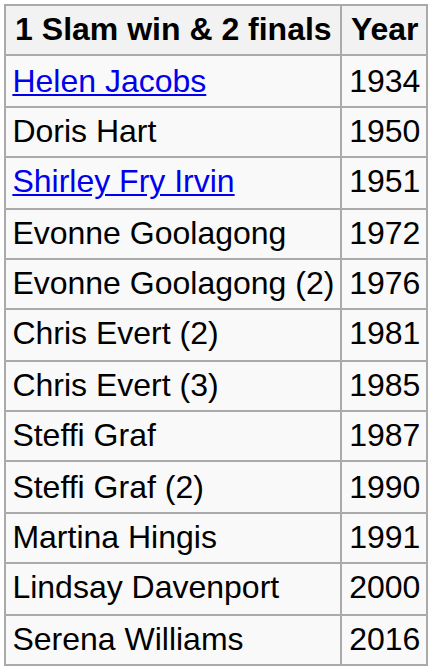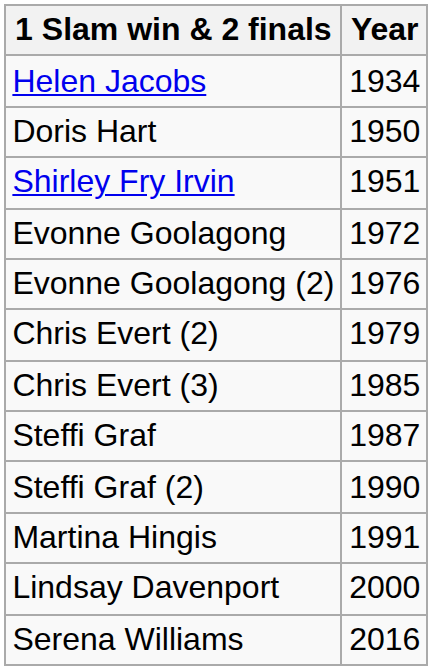(385, 334) 1981 -> (385, 334) 1979
